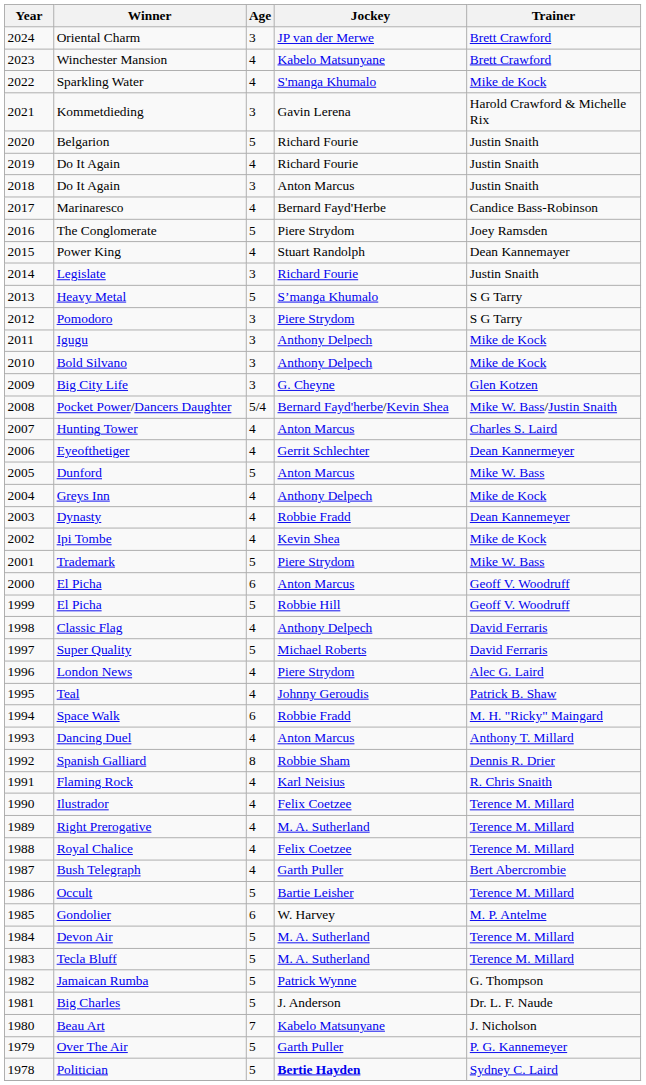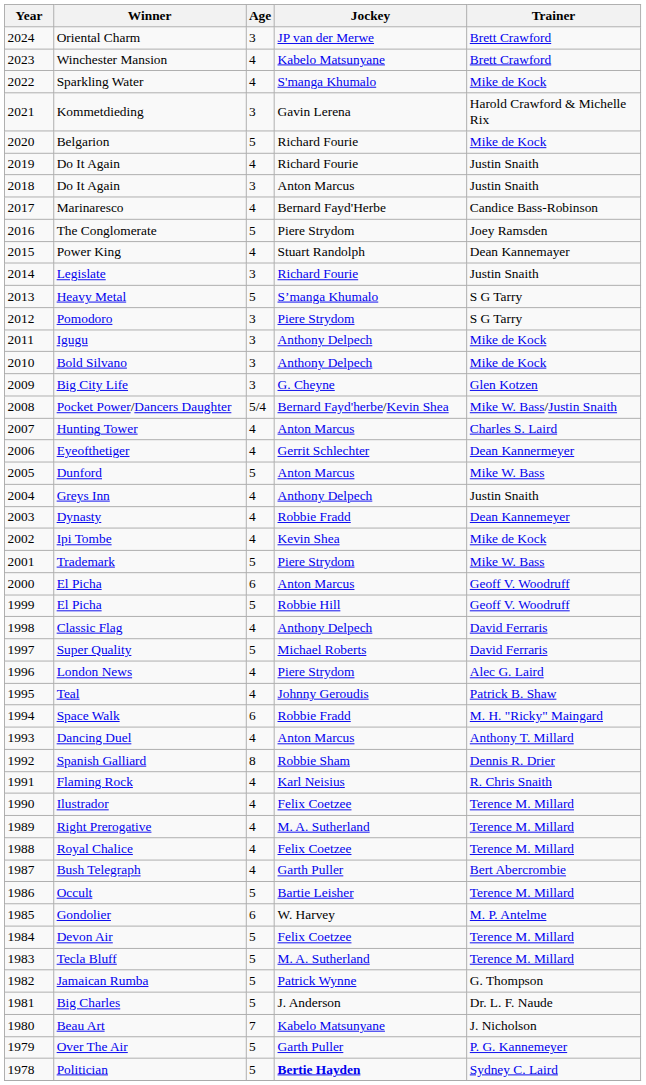(504, 142) Justin Snaith -> (508, 142) Mike de Kock
(508, 495) Mike de Kock -> (504, 495) Justin Snaith
(324, 937) M. A. Sutherland -> (315, 937) Felix Coetzee
